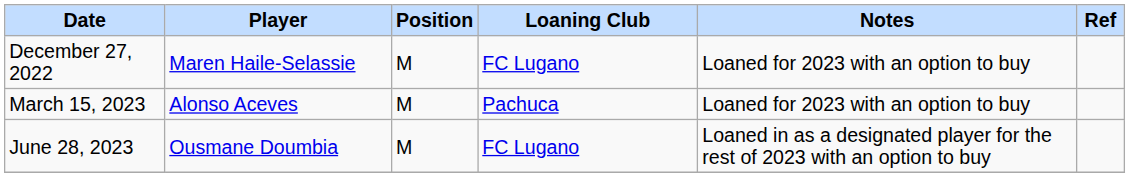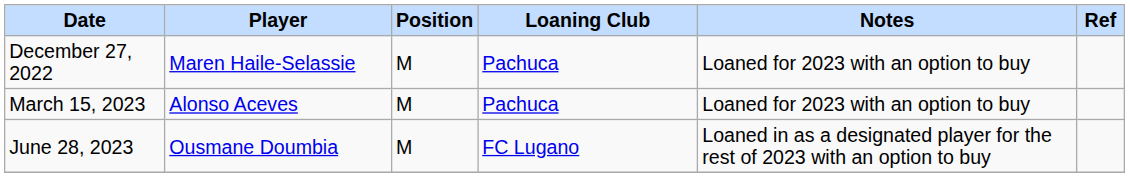(531, 62) FC Lugano -> (520, 62) Pachuca
